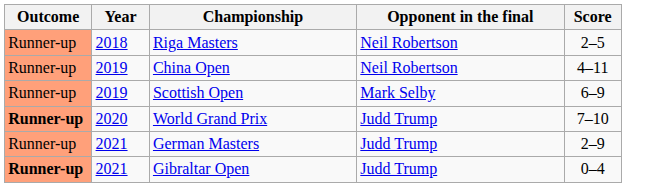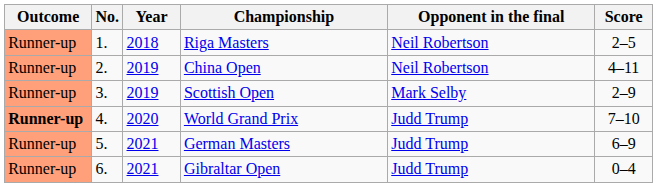+ column: (107, 17)
(593, 93) 6–9 -> (624, 93) 2–9
(593, 144) 2–9 -> (624, 144) 6–9
(46, 169) bold -> (42, 169) normal
